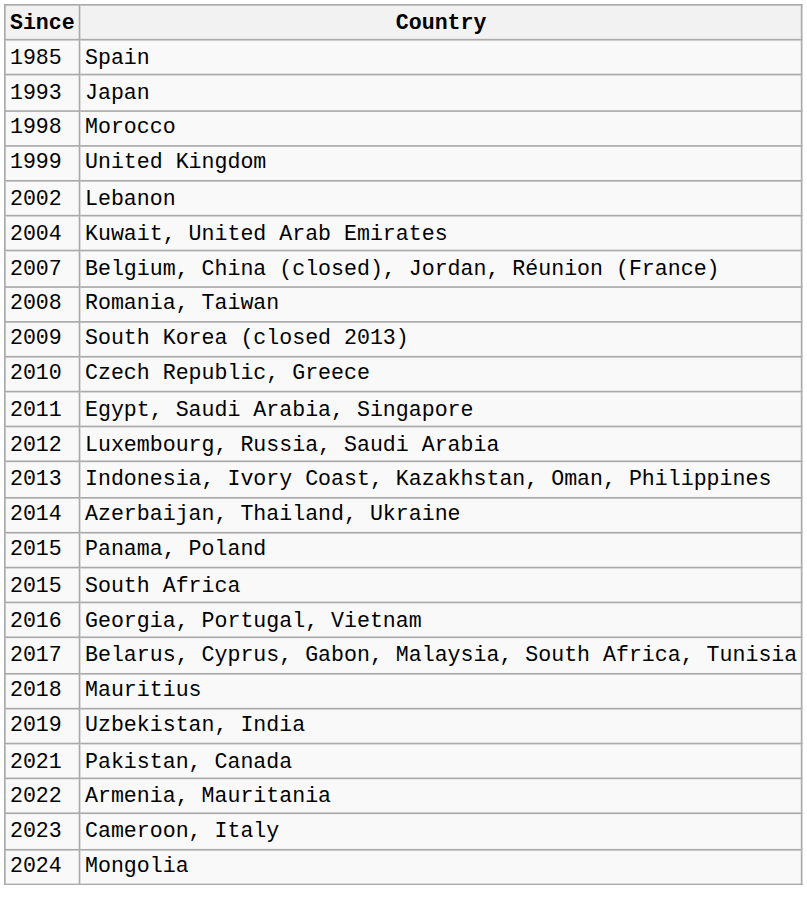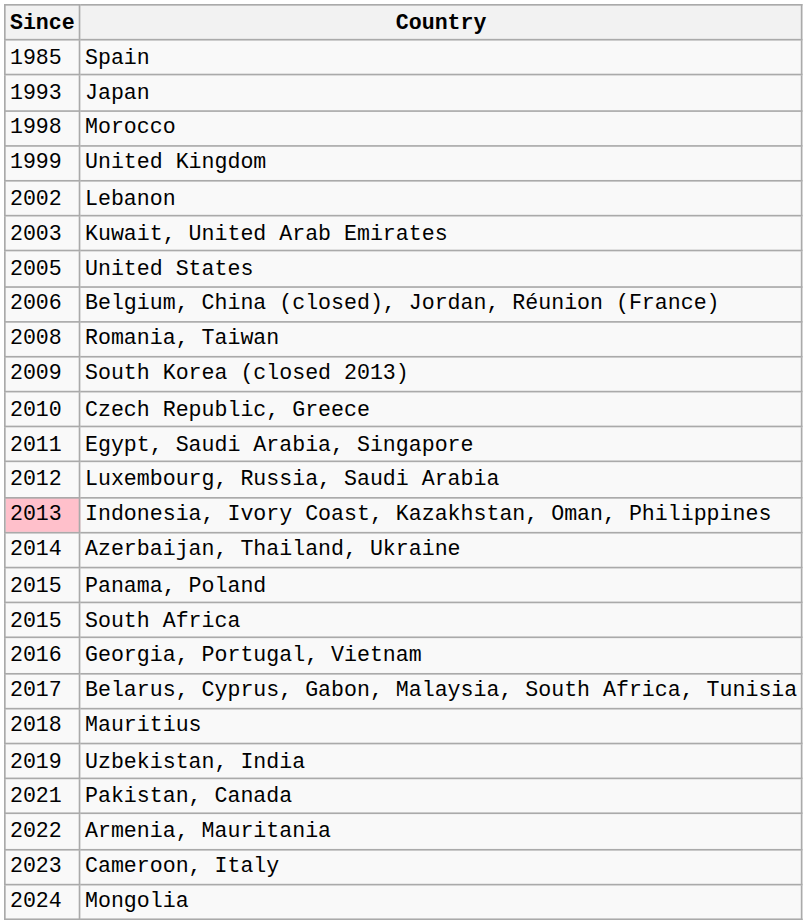(36, 233) 2004 -> (36, 233) 2003
+ row: (169, 269)
(36, 269) 2007 -> (36, 304) 2006
(36, 480) no background -> (36, 515) pink background
